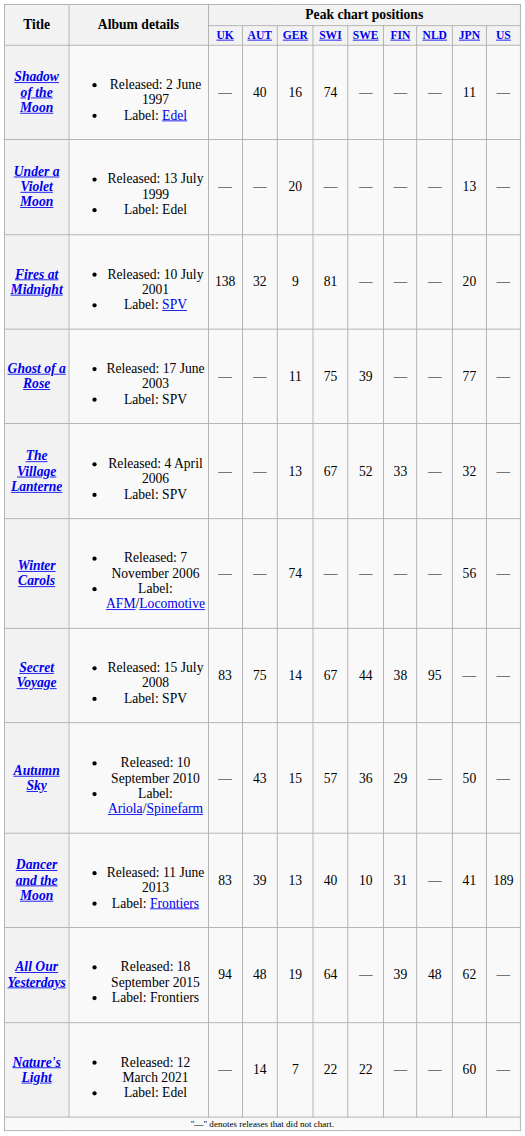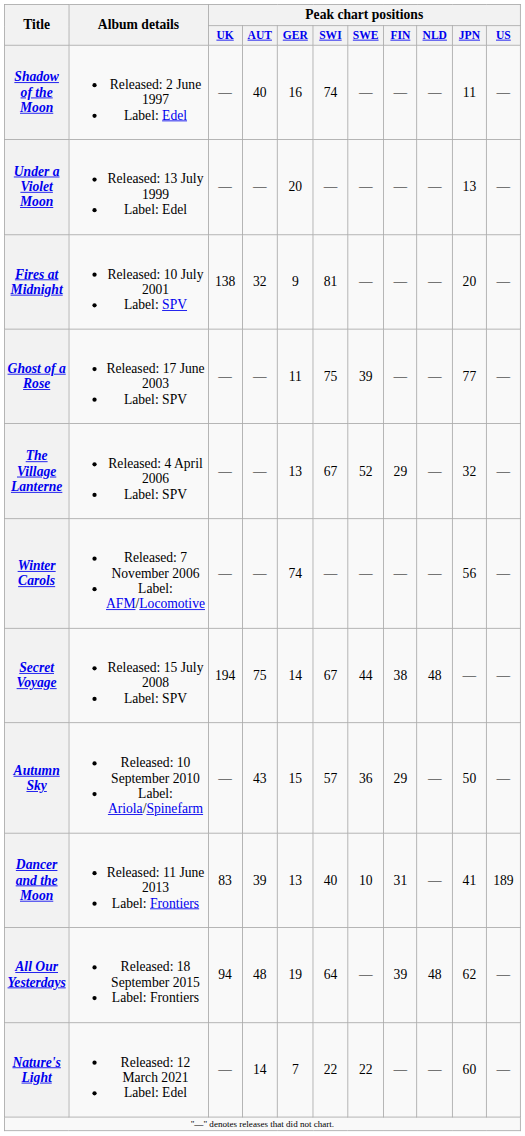(400, 471) 33 -> (400, 471) 29
(225, 675) 83 -> (225, 675) 194
(435, 675) 95 -> (435, 675) 48
